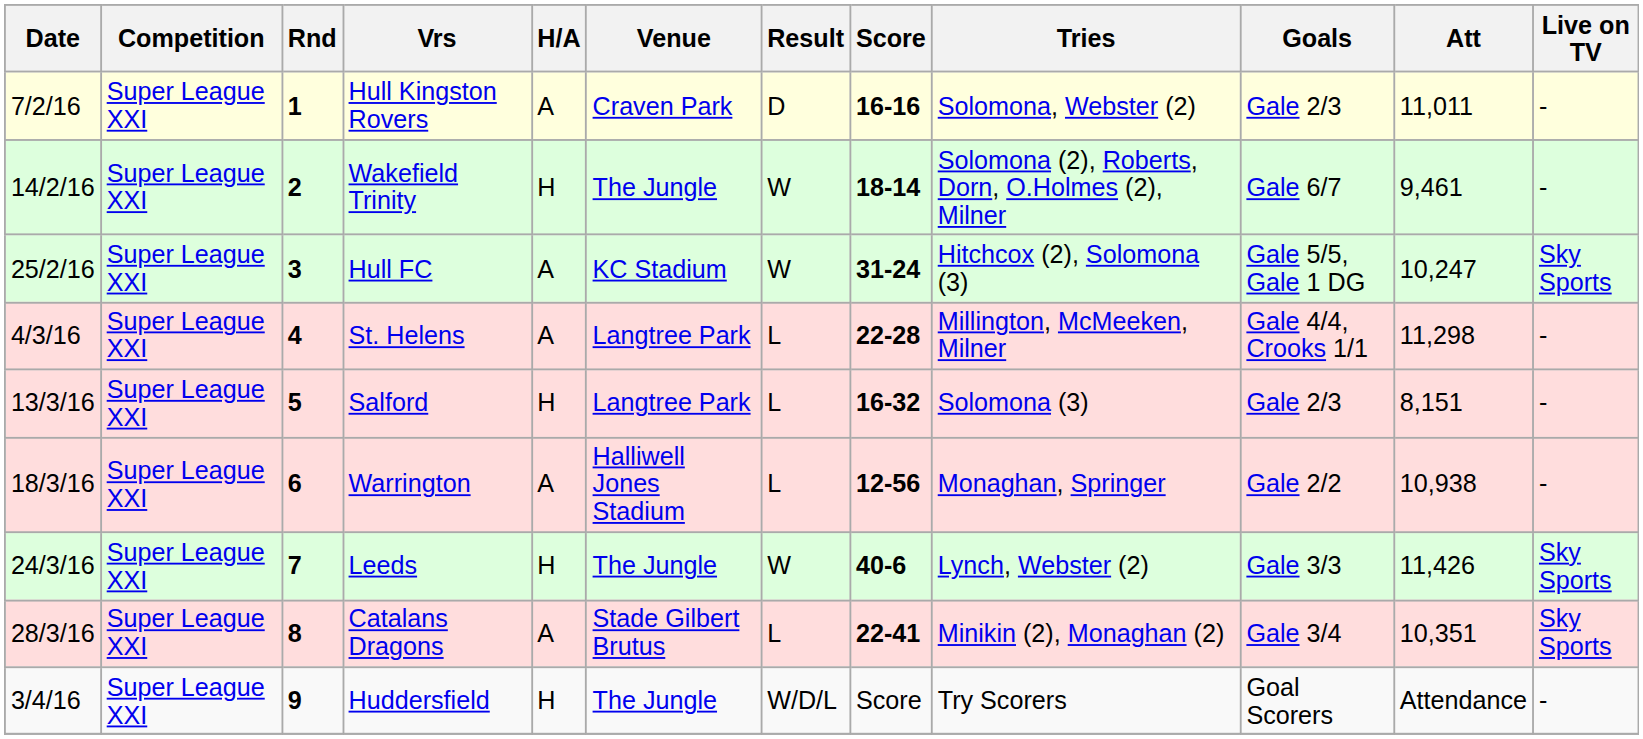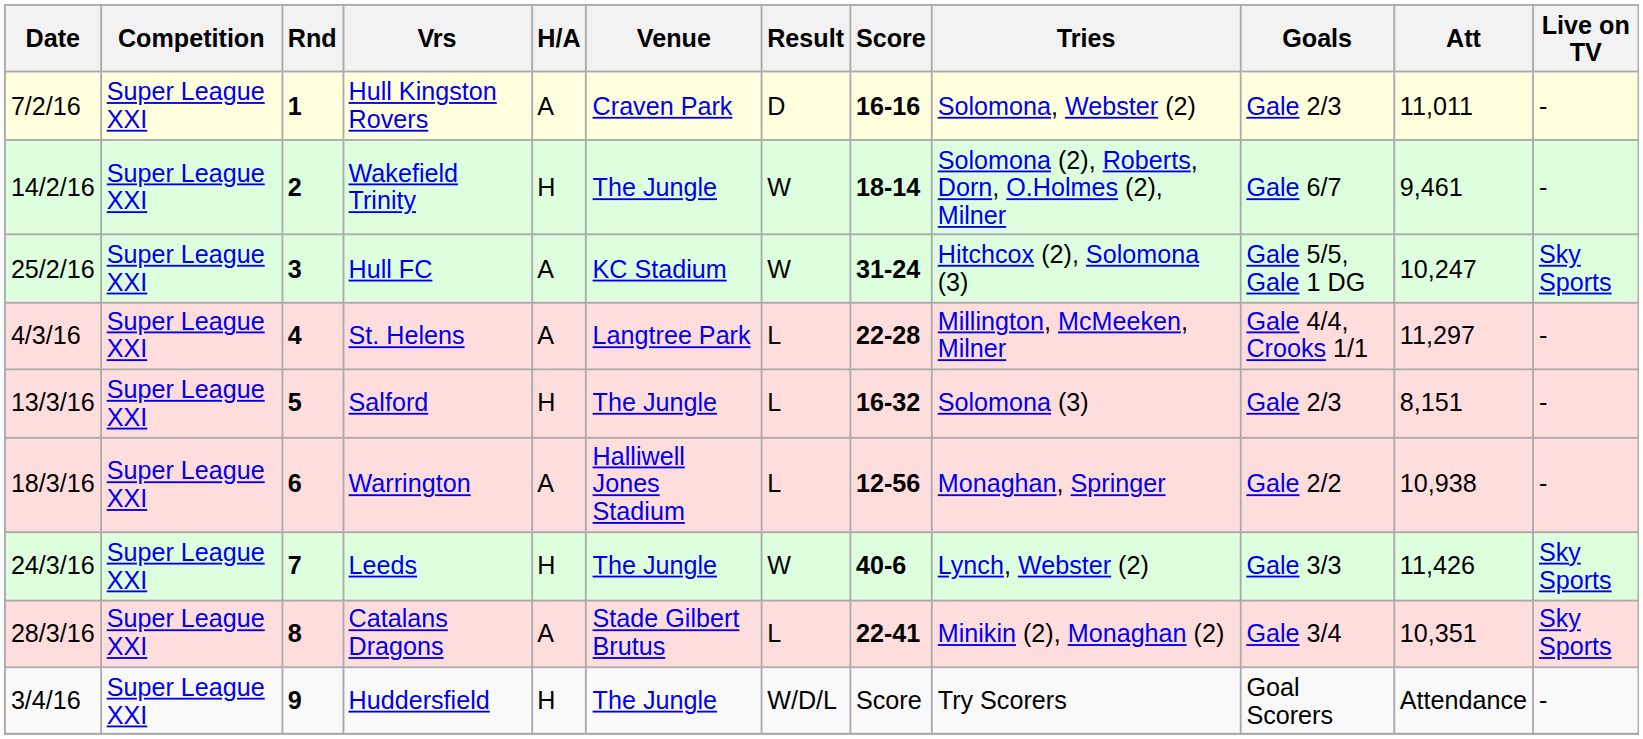(1437, 336) 11,298 -> (1437, 336) 11,297
(672, 403) Langtree Park -> (655, 403) The Jungle
